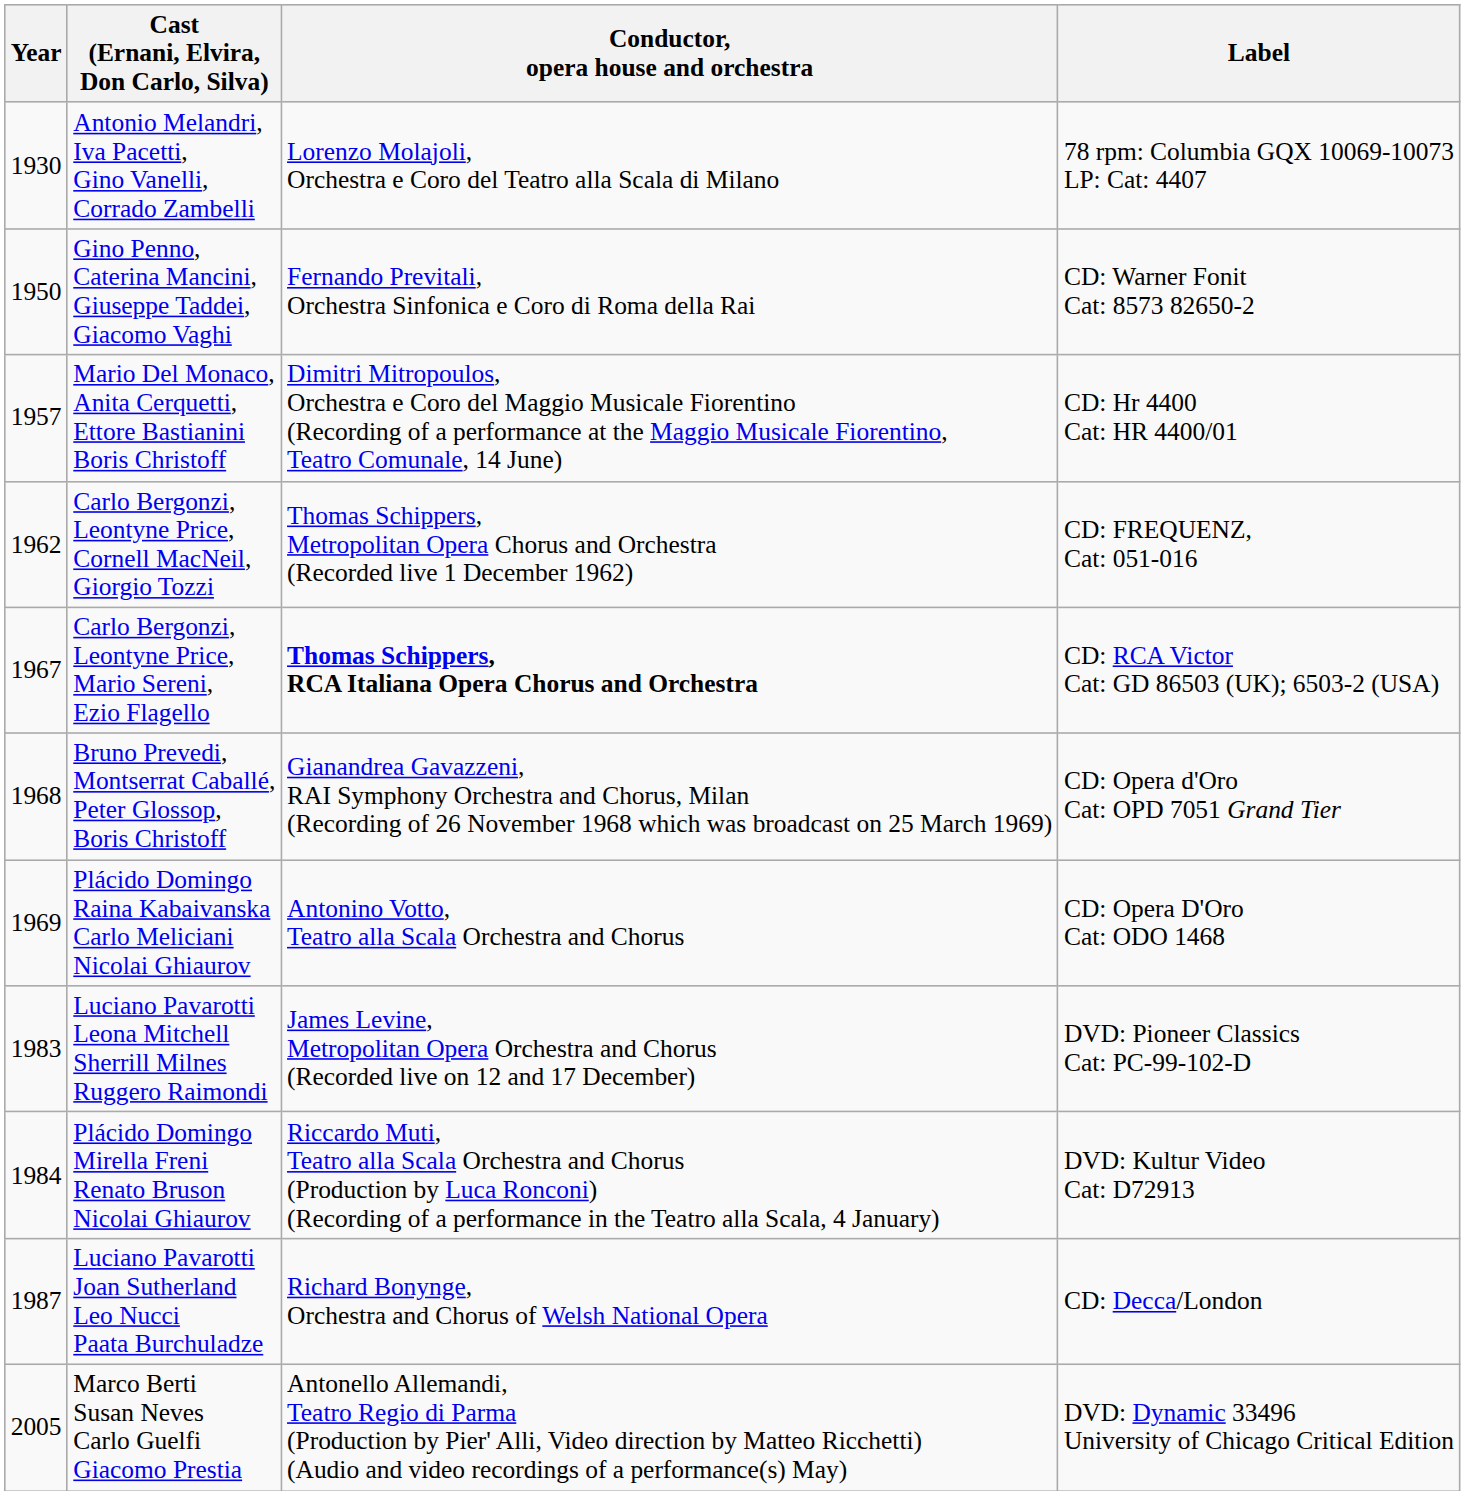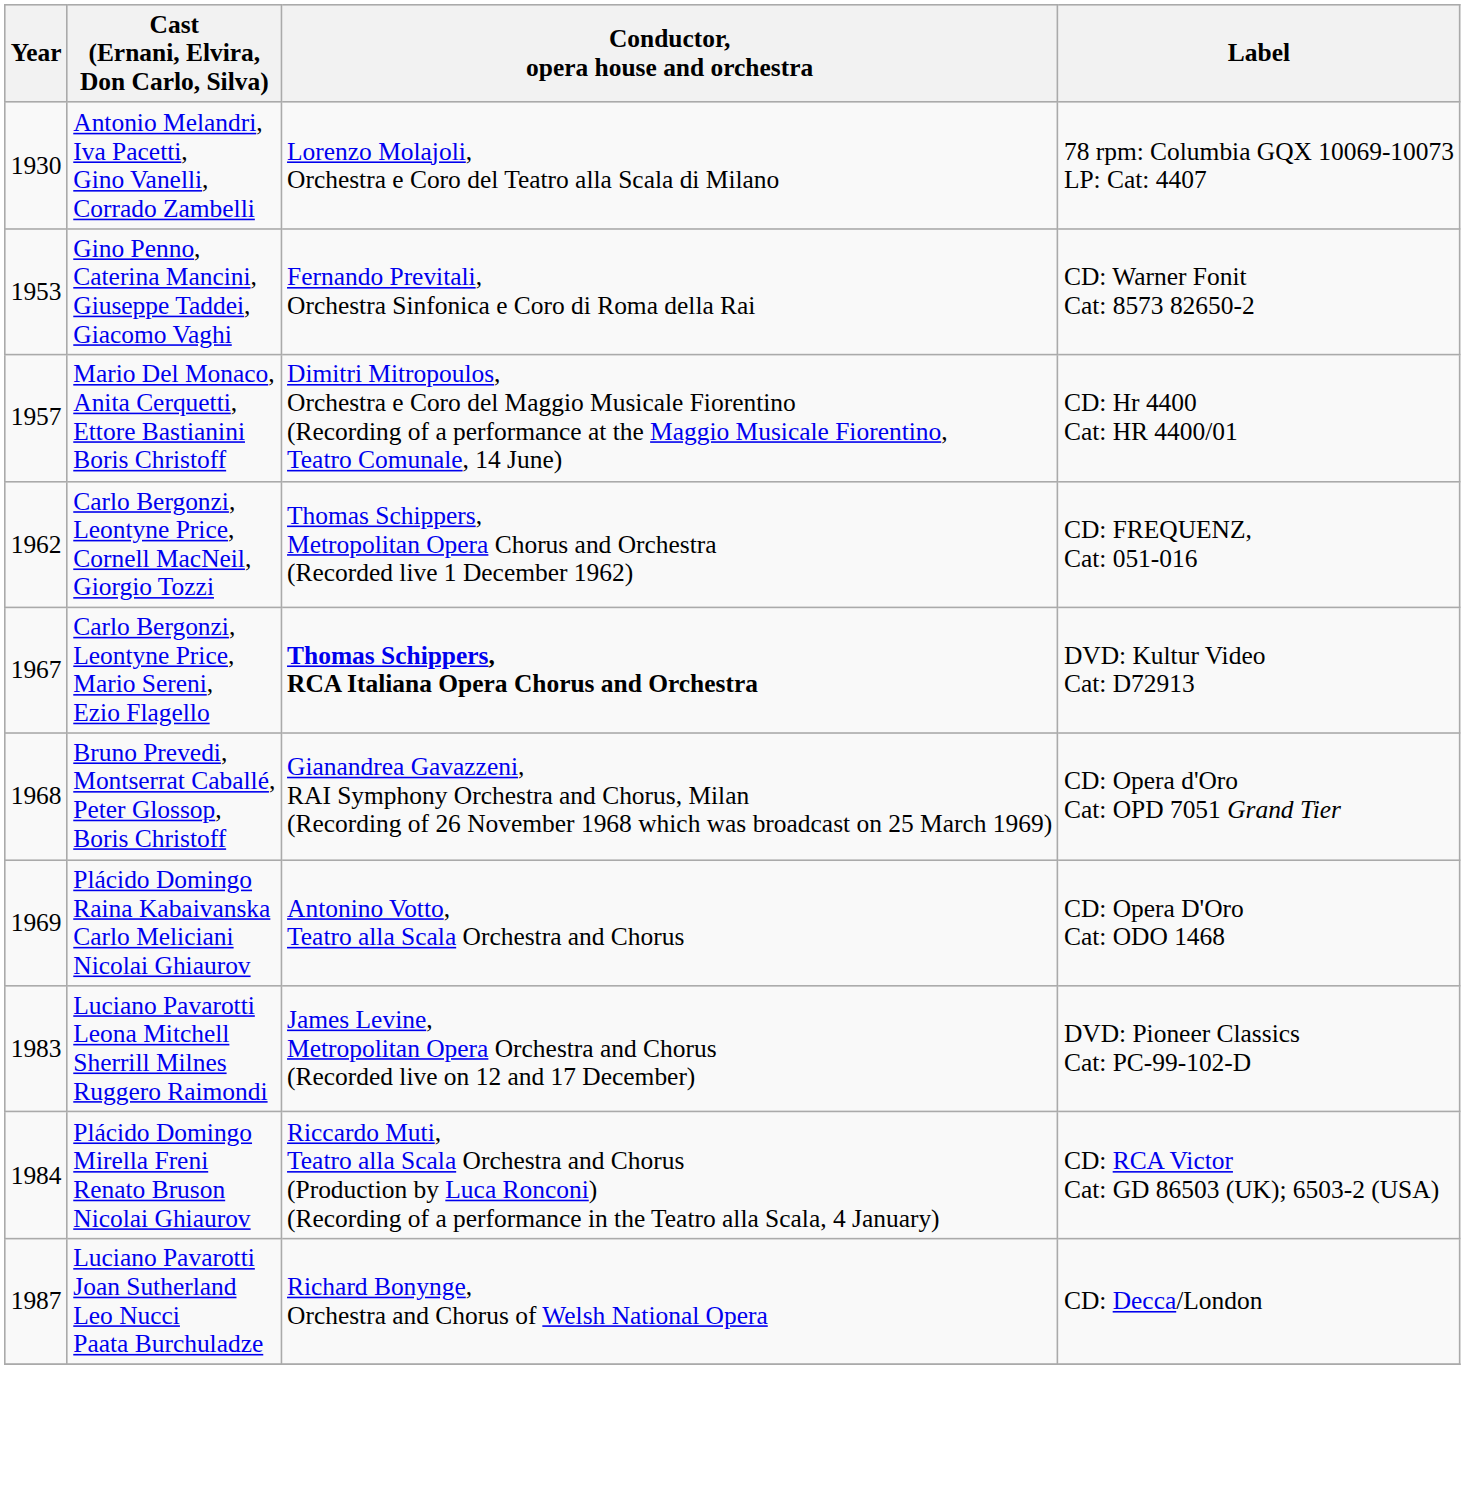(36, 291) 1950 -> (36, 291) 1953
(1252, 670) CD: RCA Victor Cat: GD 86503 (UK); 6503-2 (USA) -> (1165, 670) DVD: Kultur Video Cat: D72913
(1165, 1174) DVD: Kultur Video Cat: D72913 -> (1252, 1174) CD: RCA Victor Cat: GD 86503 (UK); 6503-2 (USA)
- row: (158, 1427)
